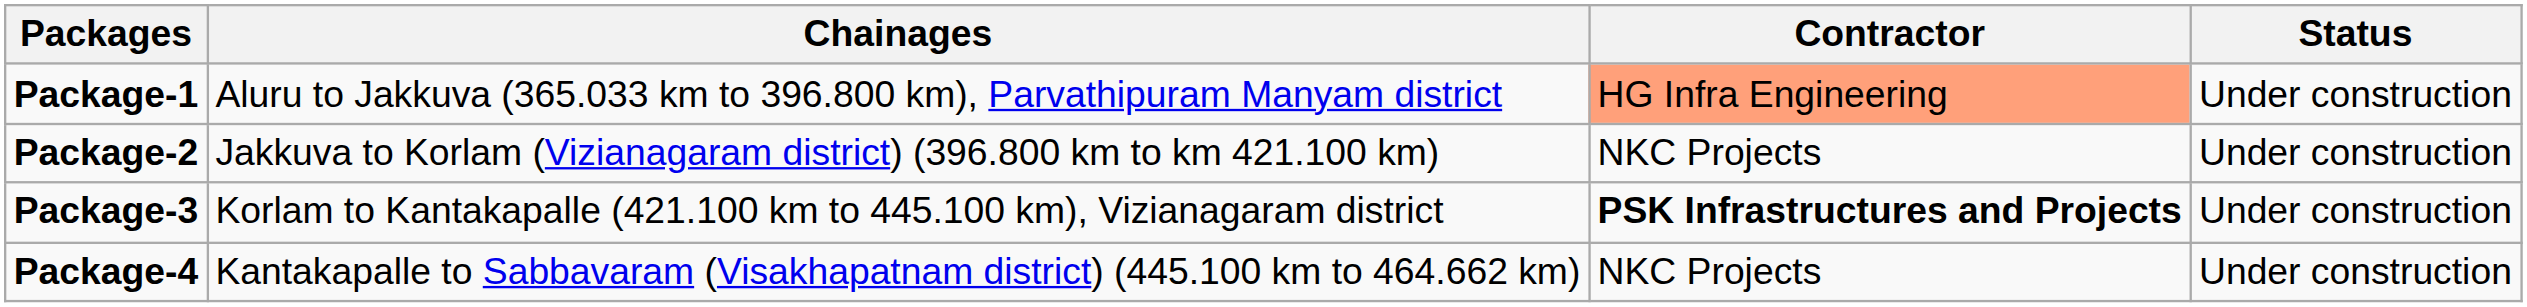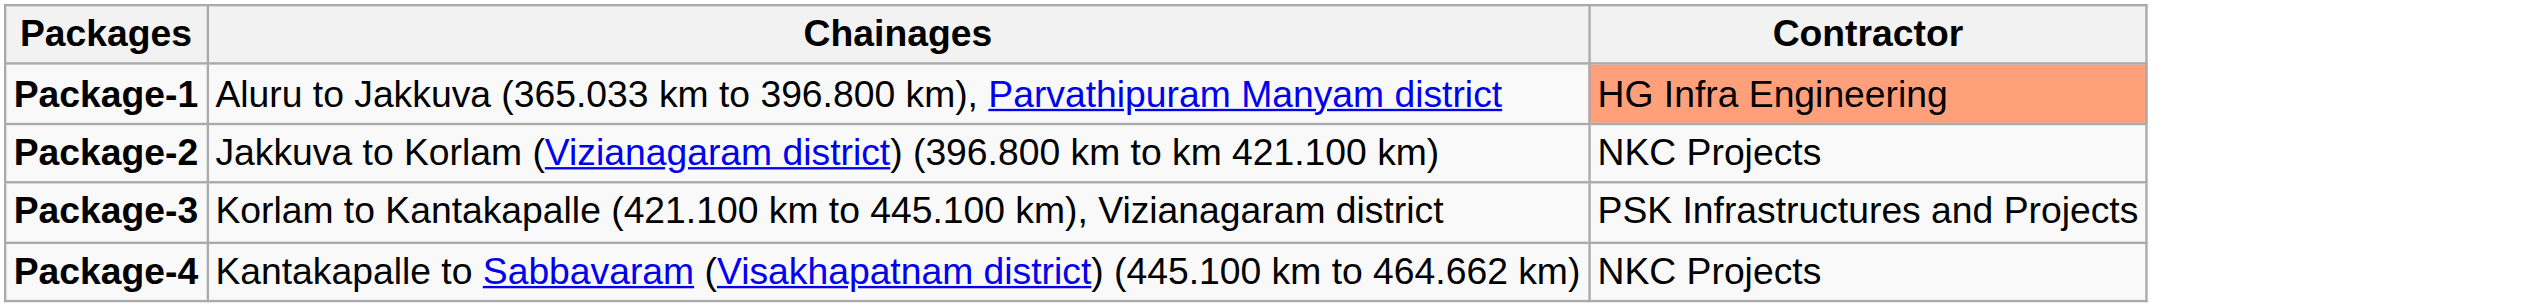- column: (2355, 34)
(1890, 211) bold -> (1868, 211) normal
